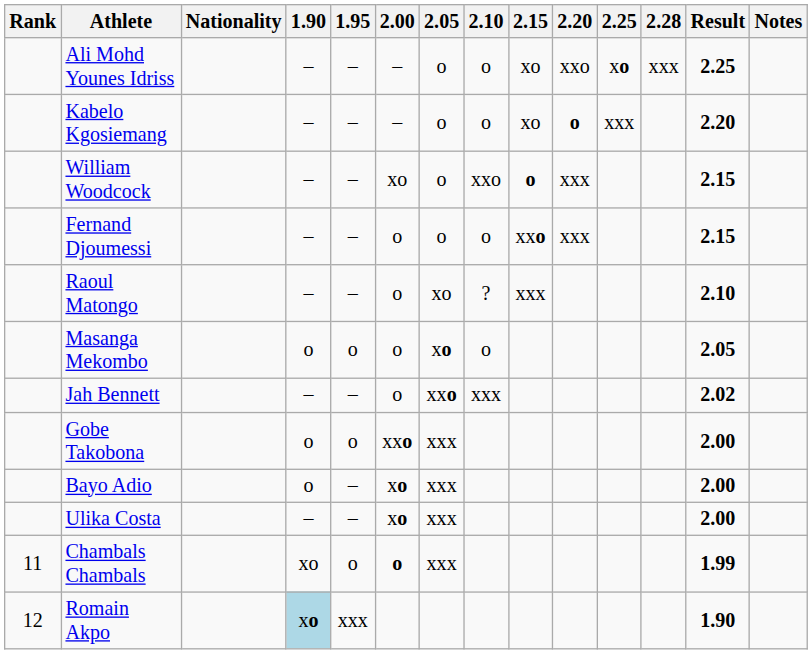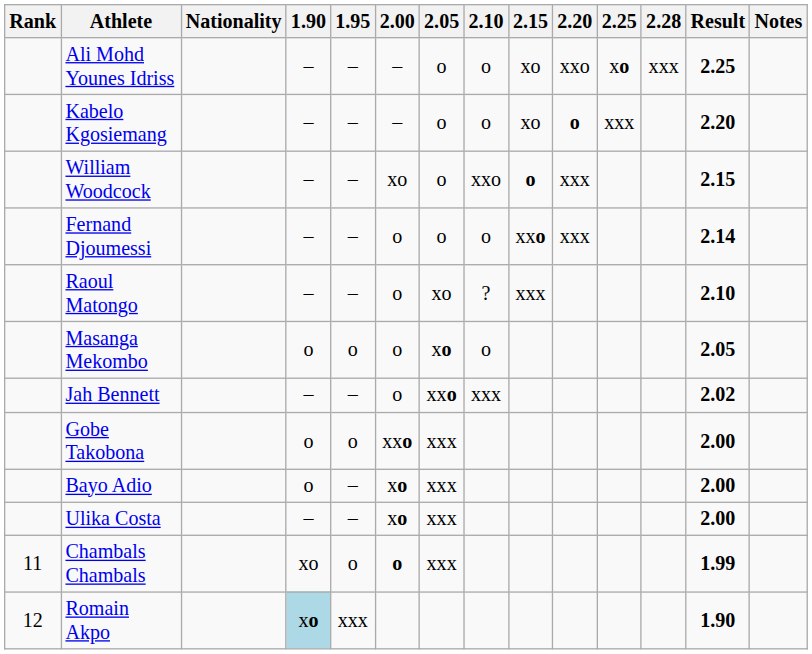(718, 236) 2.15 -> (718, 236) 2.14
